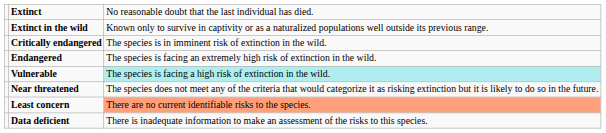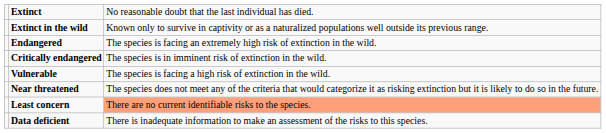rows swapped: (56, 43) <-> (36, 58)
(218, 74) paleturquoise background -> (218, 74) no background
